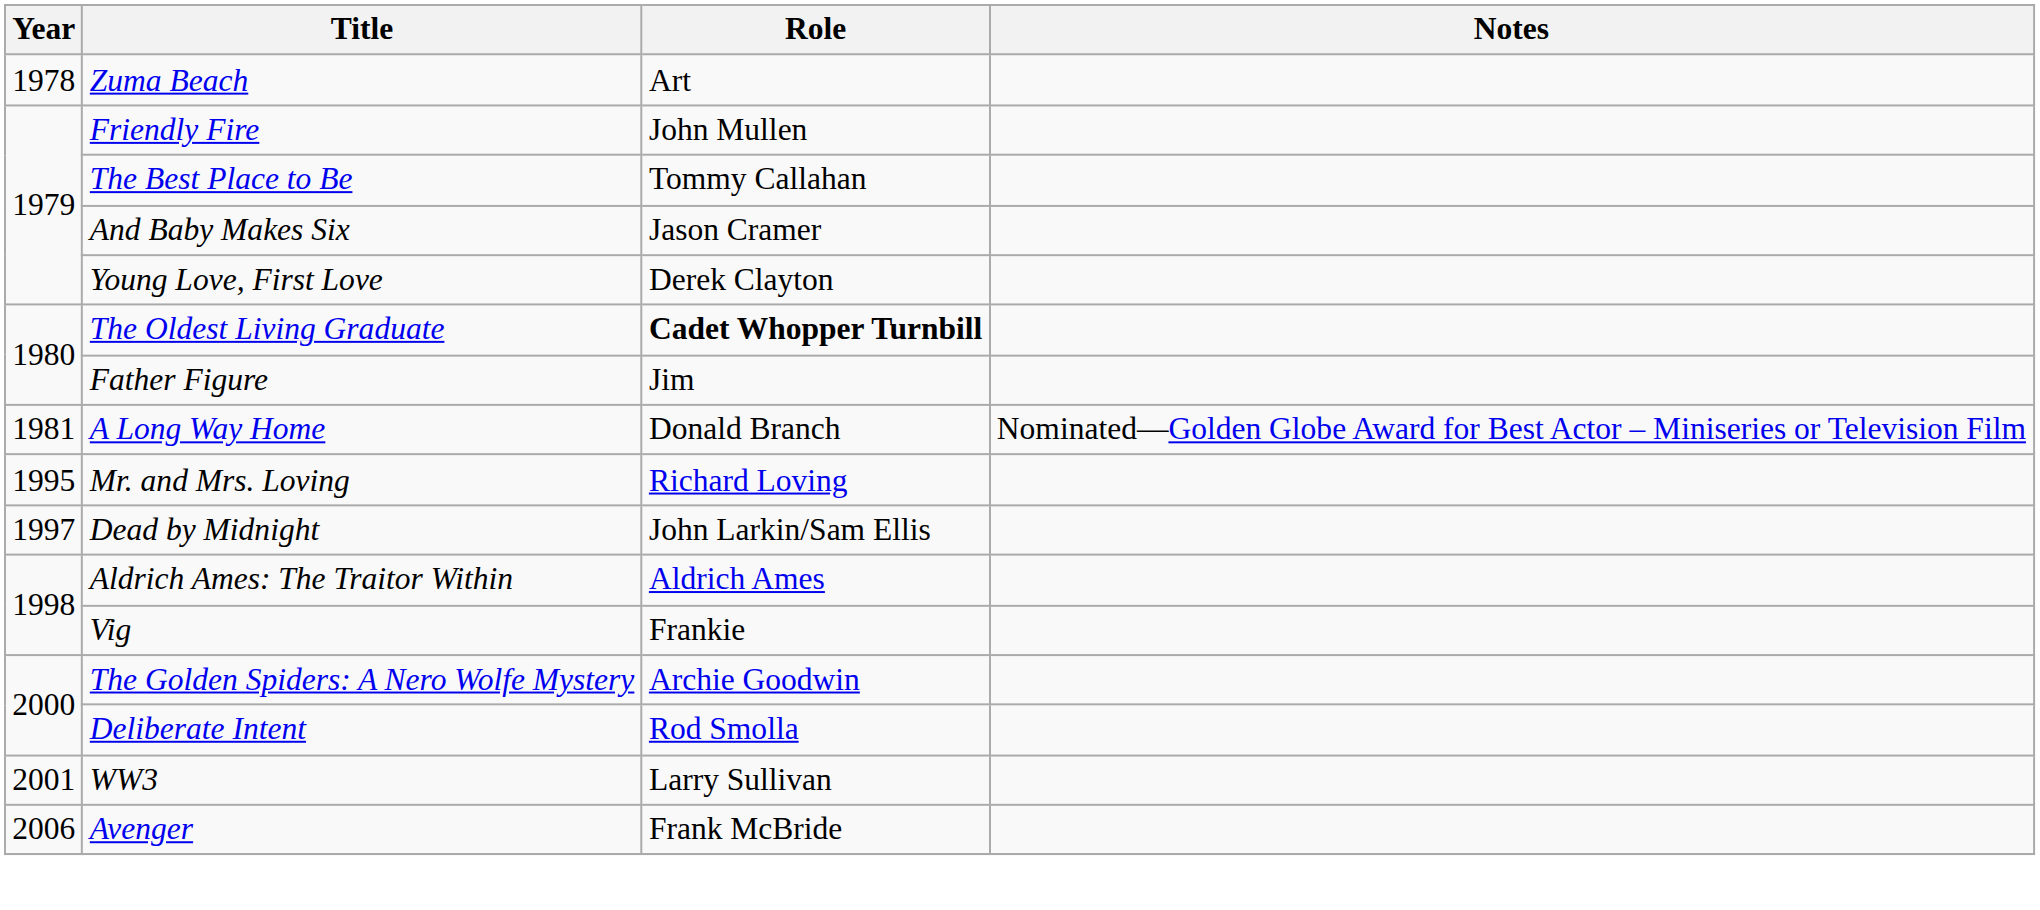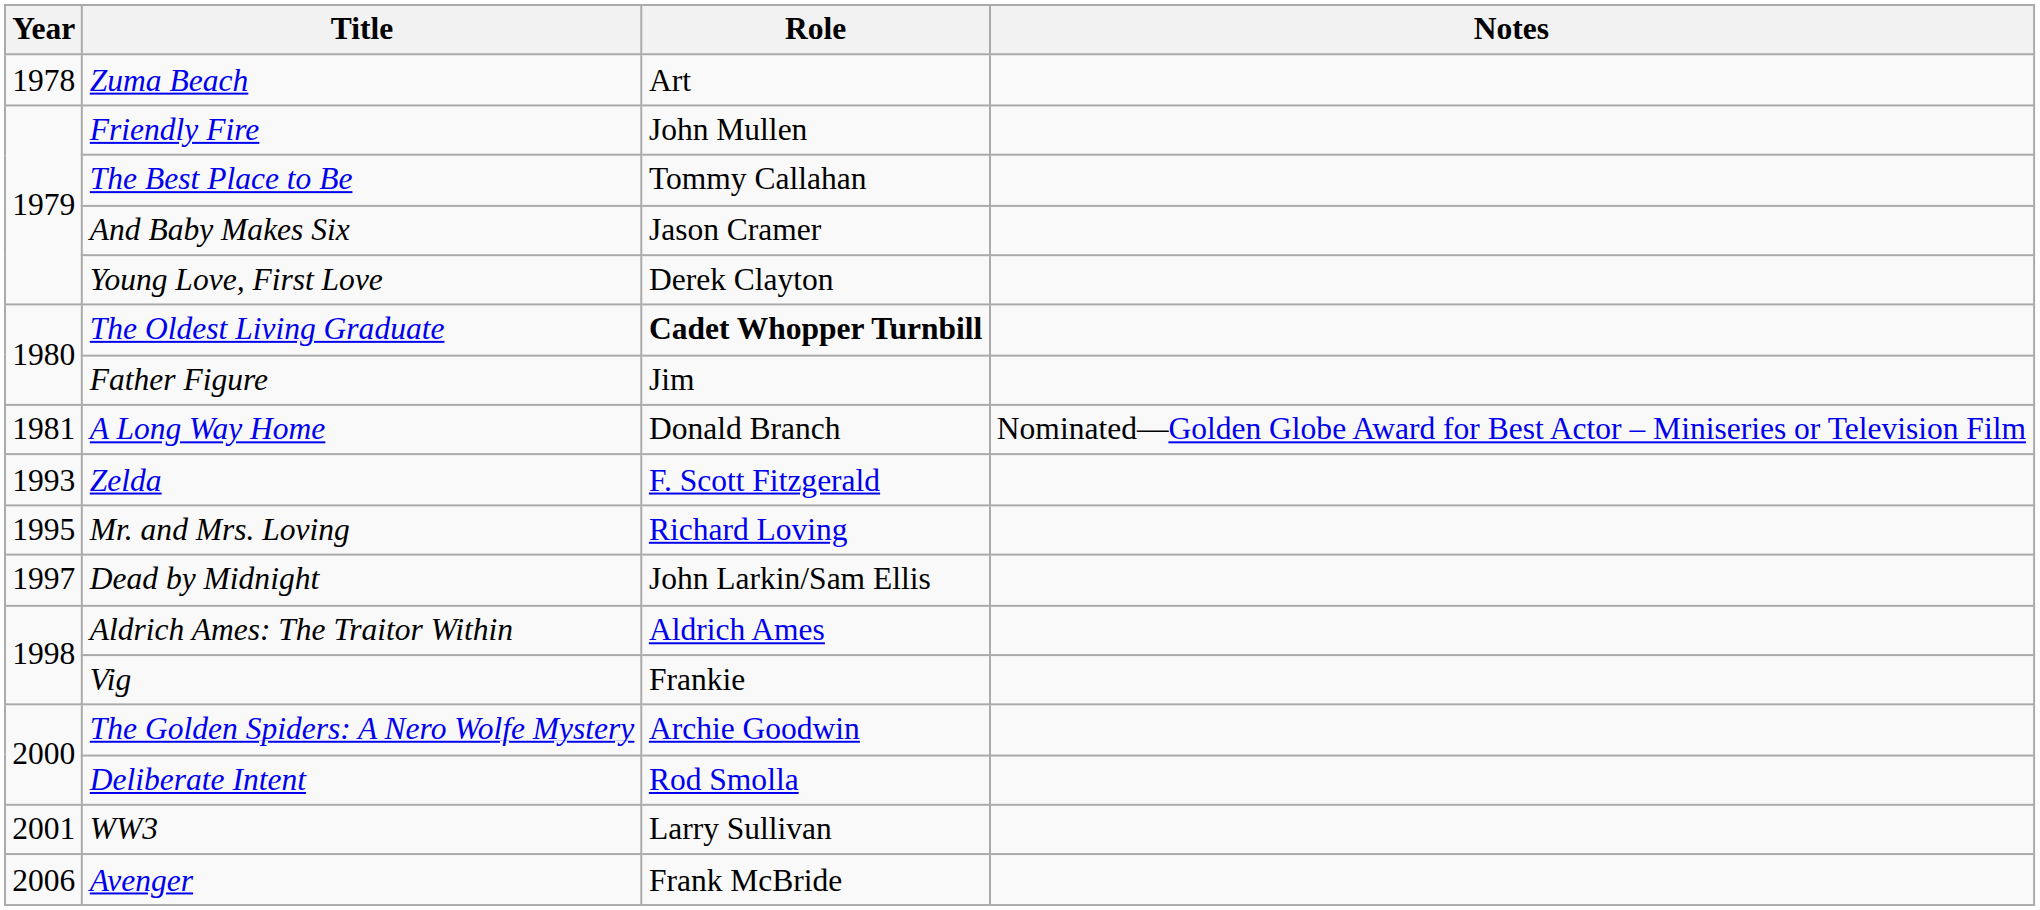+ row: (126, 479)
